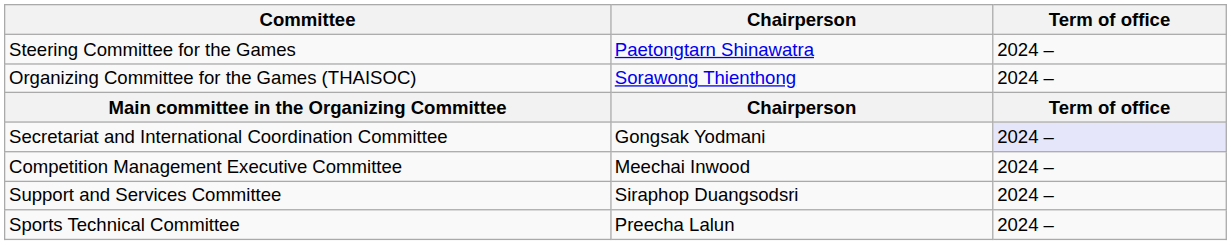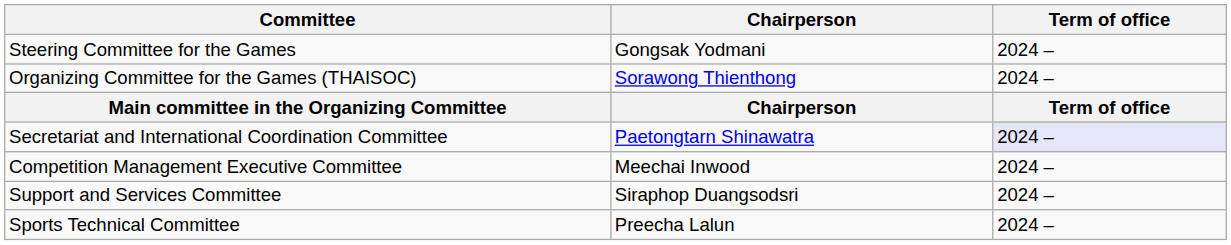(714, 49) Paetongtarn Shinawatra -> (690, 49) Gongsak Yodmani
(690, 137) Gongsak Yodmani -> (714, 137) Paetongtarn Shinawatra
